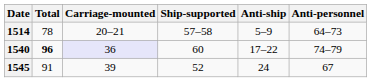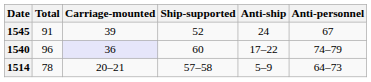rows swapped: (18, 31) <-> (18, 67)
(47, 49) bold -> (47, 49) normal
